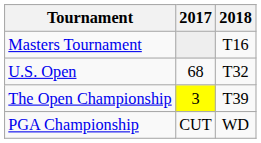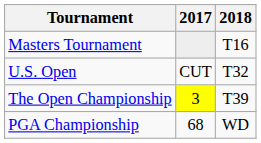(196, 71) 68 -> (196, 71) CUT
(196, 125) CUT -> (196, 125) 68
